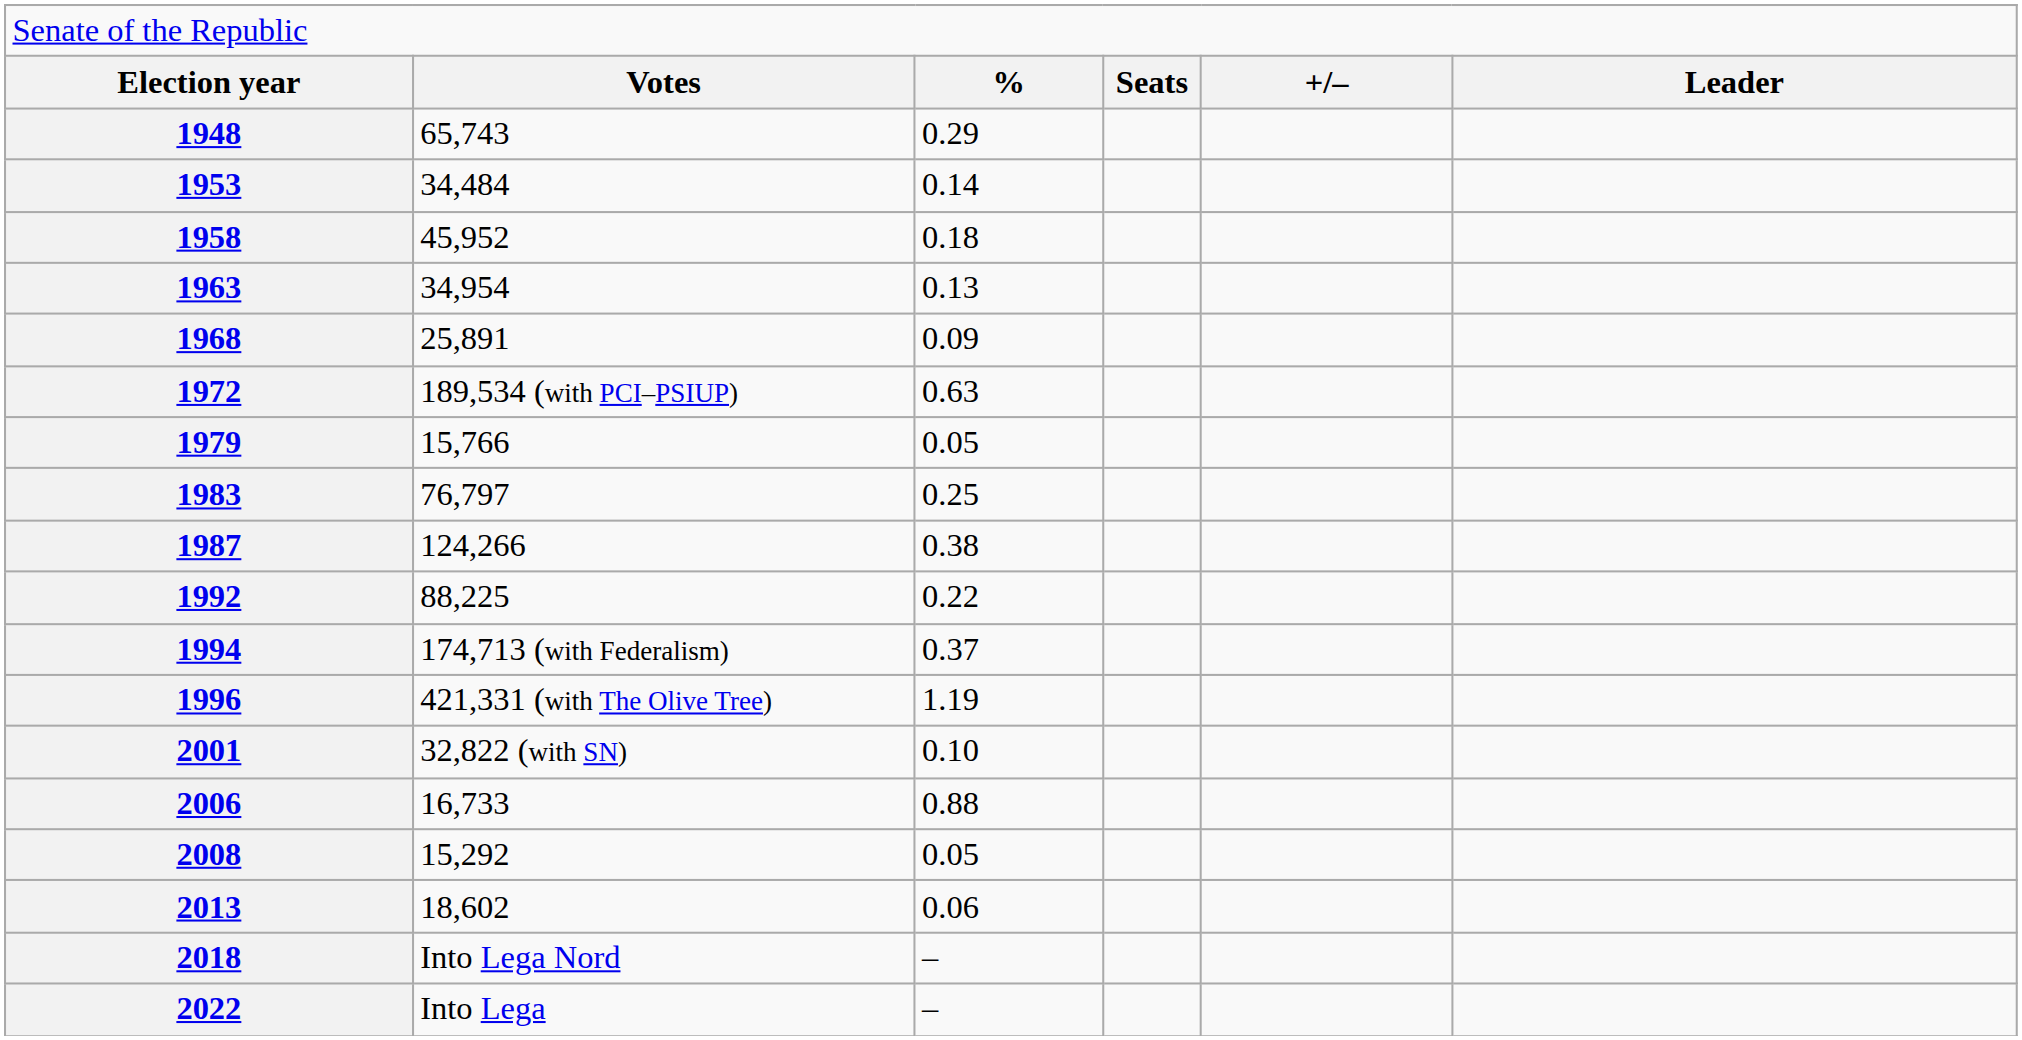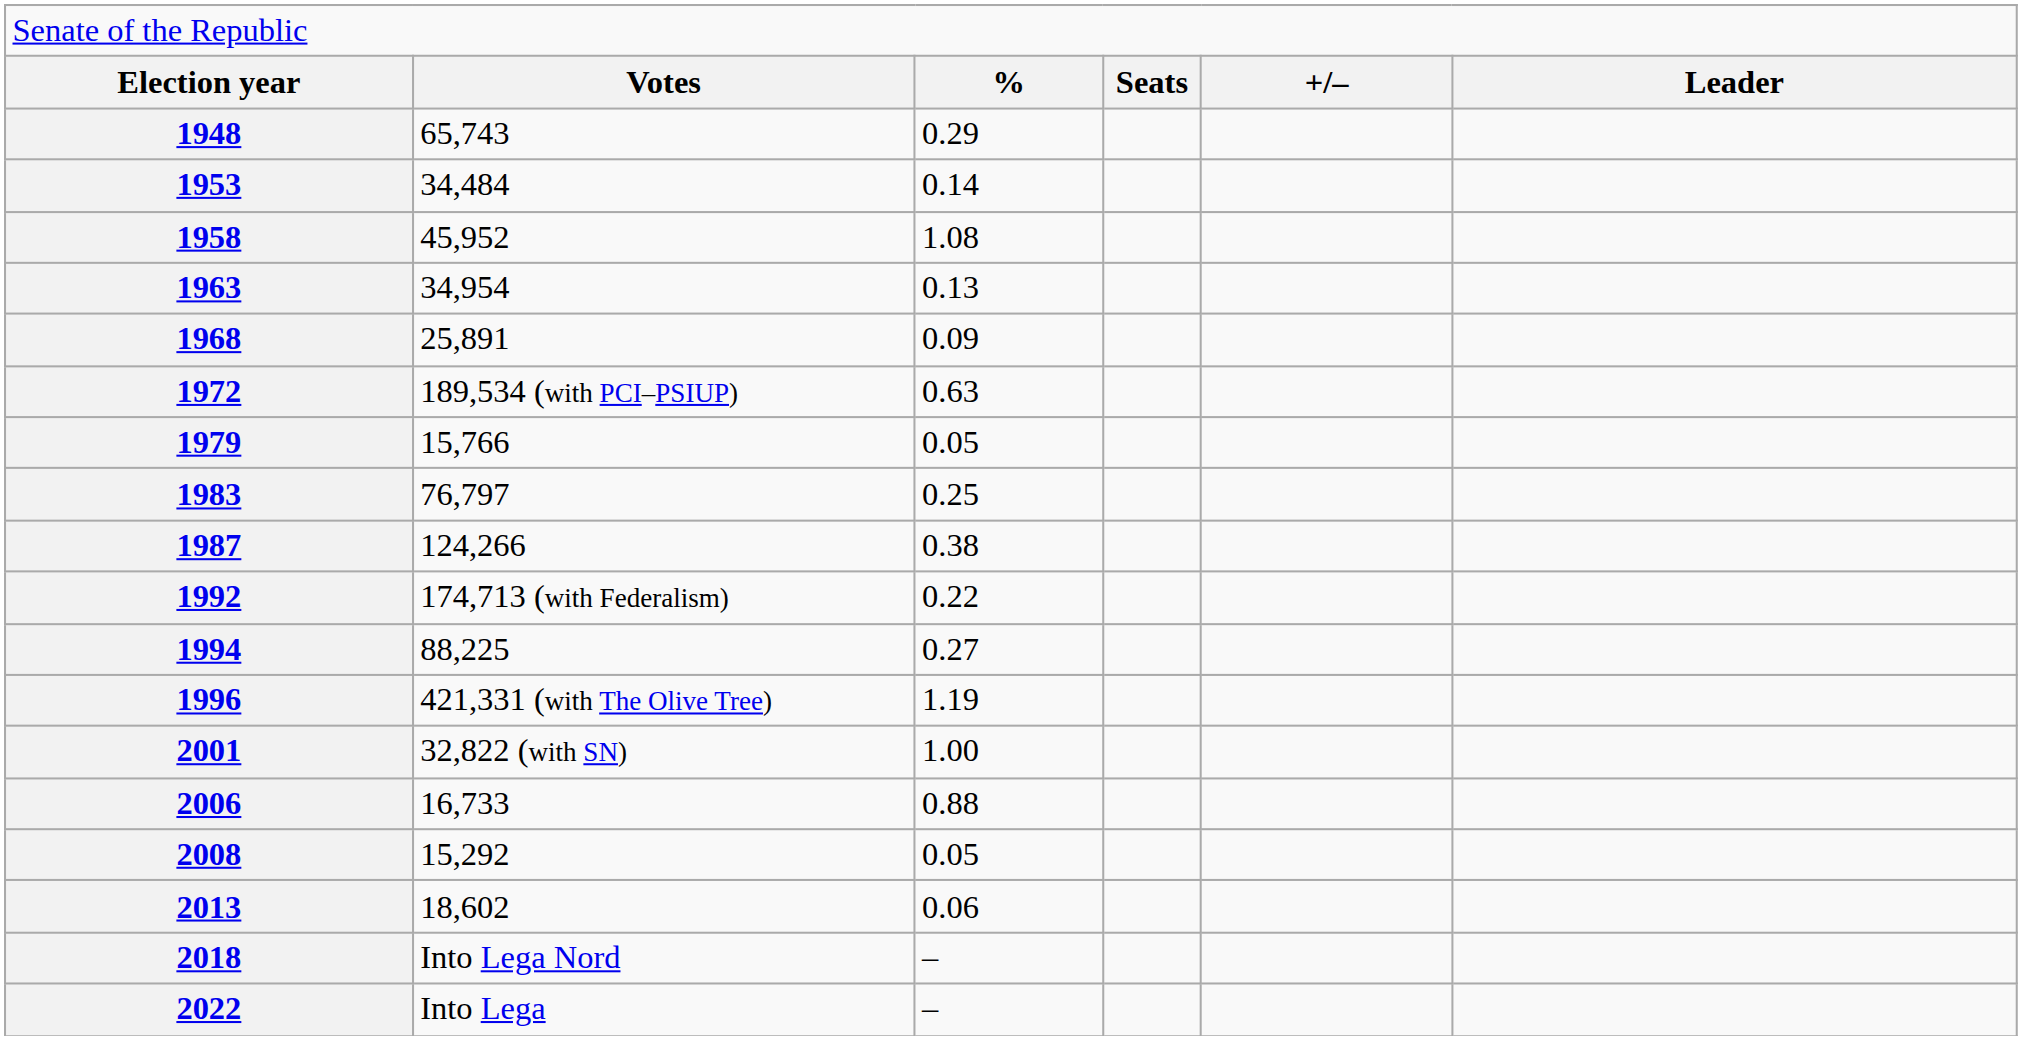(950, 236) 0.18 -> (950, 236) 1.08
(465, 596) 88,225 -> (575, 596) 174,713 (with Federalism)
(575, 648) 174,713 (with Federalism) -> (465, 648) 88,225
(950, 648) 0.37 -> (950, 648) 0.27
(950, 751) 0.10 -> (950, 751) 1.00
